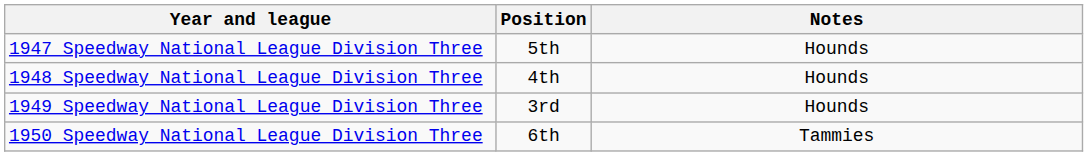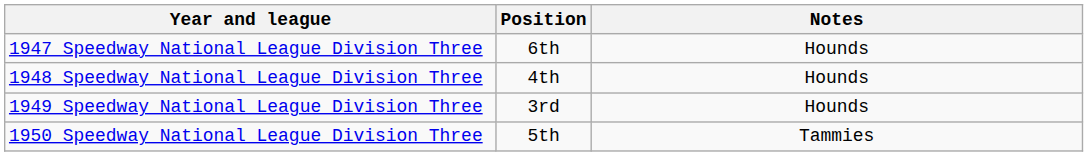(544, 49) 5th -> (544, 49) 6th
(544, 136) 6th -> (544, 136) 5th
